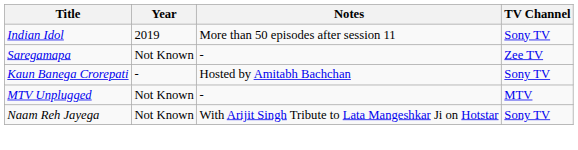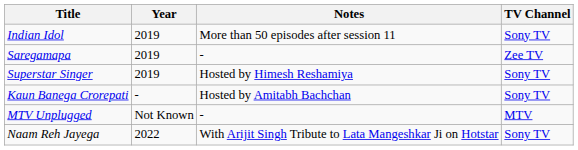(164, 54) Not Known -> (147, 54) 2019
+ row: (50, 74)
(164, 114) Not Known -> (147, 134) 2022
